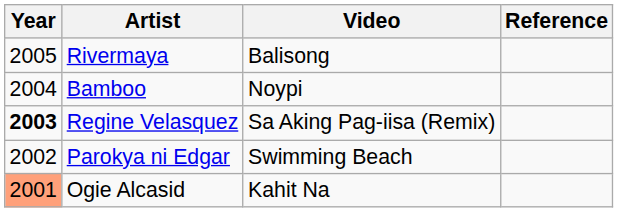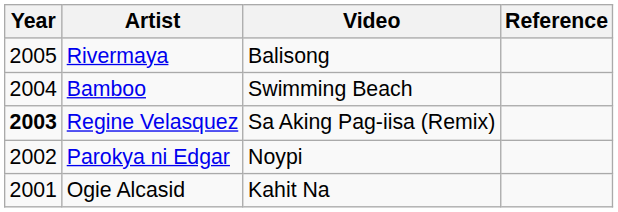(275, 88) Noypi -> (330, 88) Swimming Beach
(330, 156) Swimming Beach -> (275, 156) Noypi
(33, 190) lightsalmon background -> (33, 190) no background
